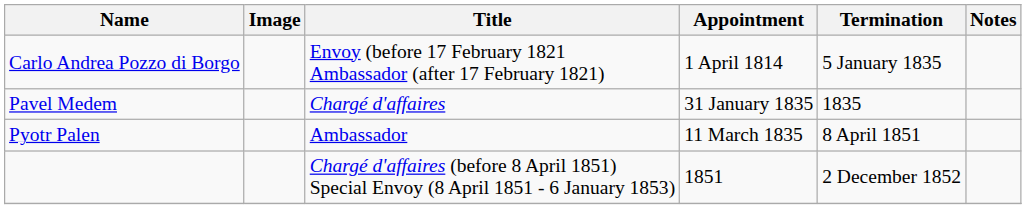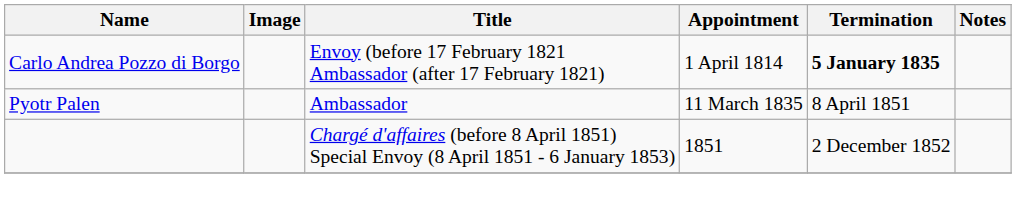(882, 61) normal -> (876, 61) bold
- row: (63, 103)
